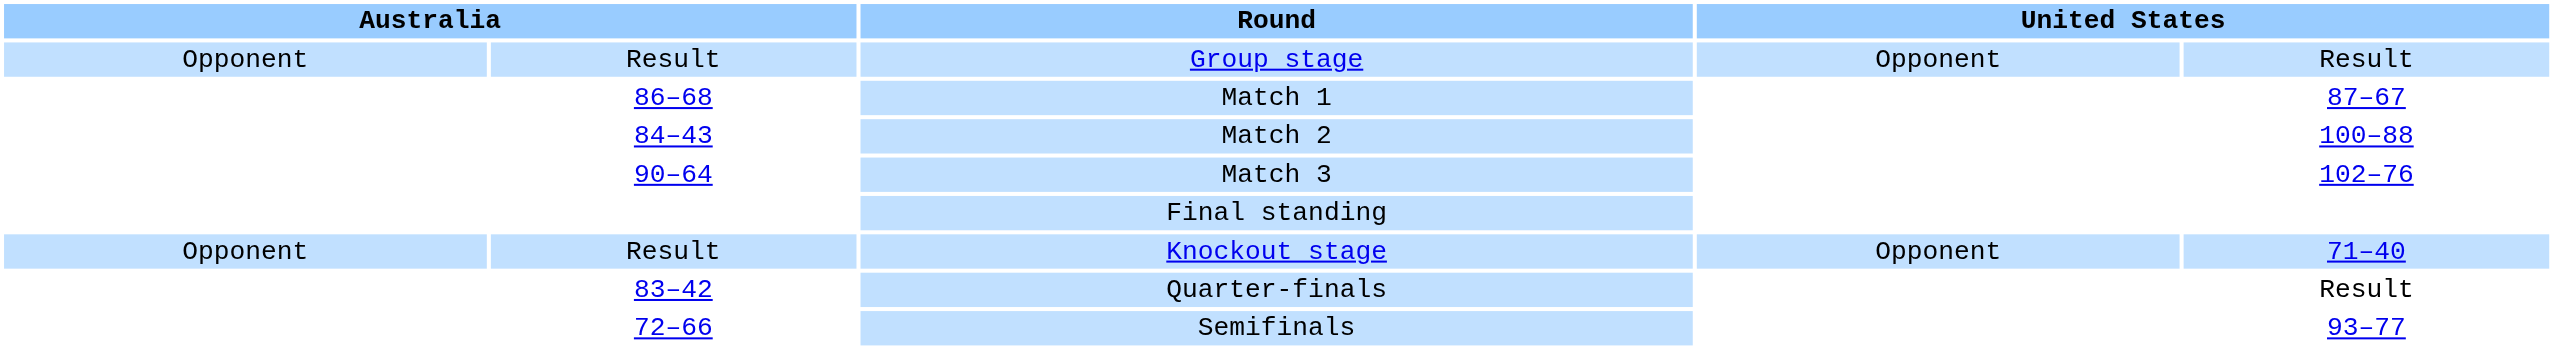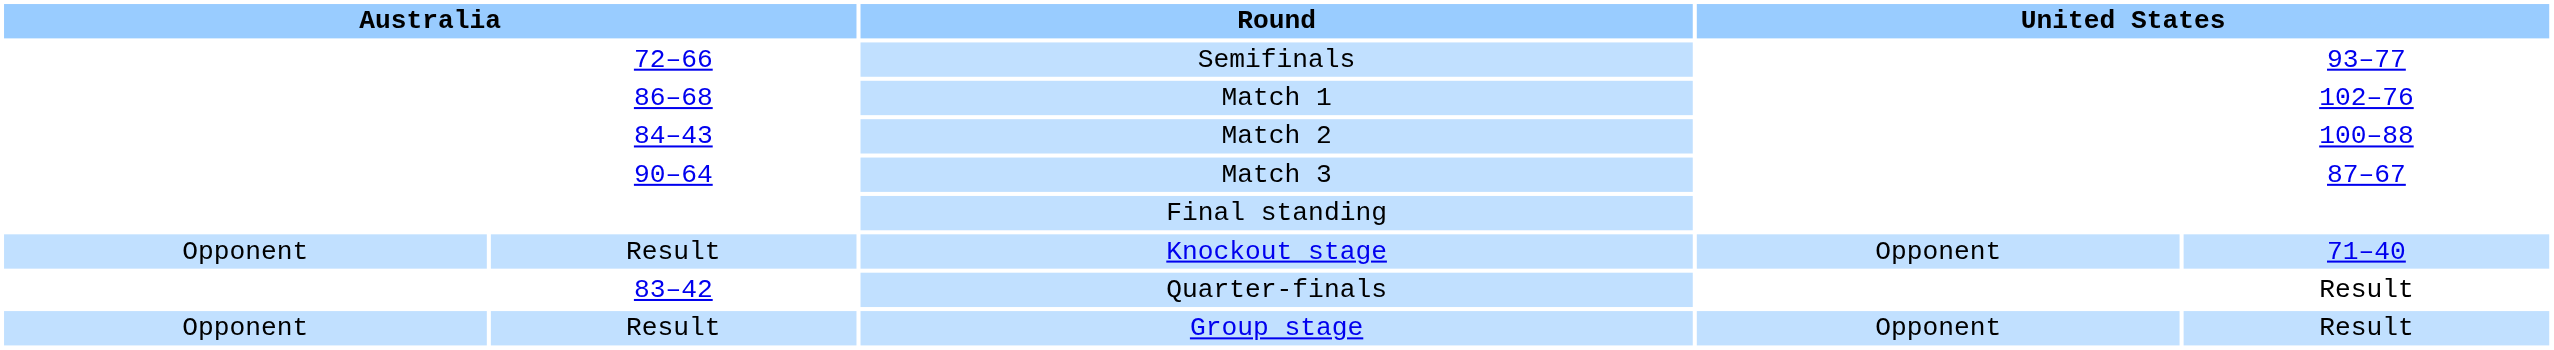rows swapped: (1277, 60) <-> (1277, 328)
(2366, 98) 87–67 -> (2366, 98) 102–76
(2366, 175) 102–76 -> (2366, 175) 87–67
